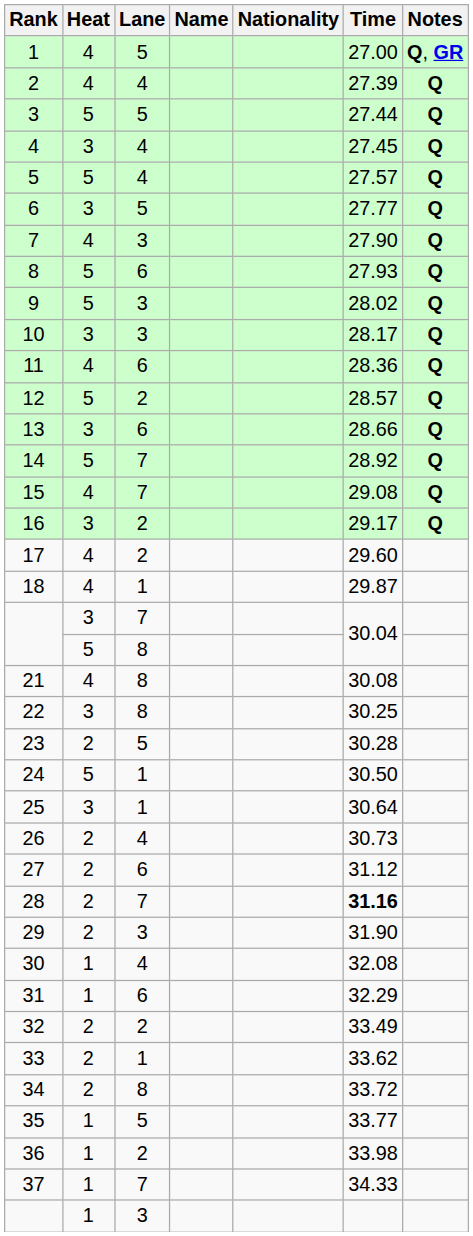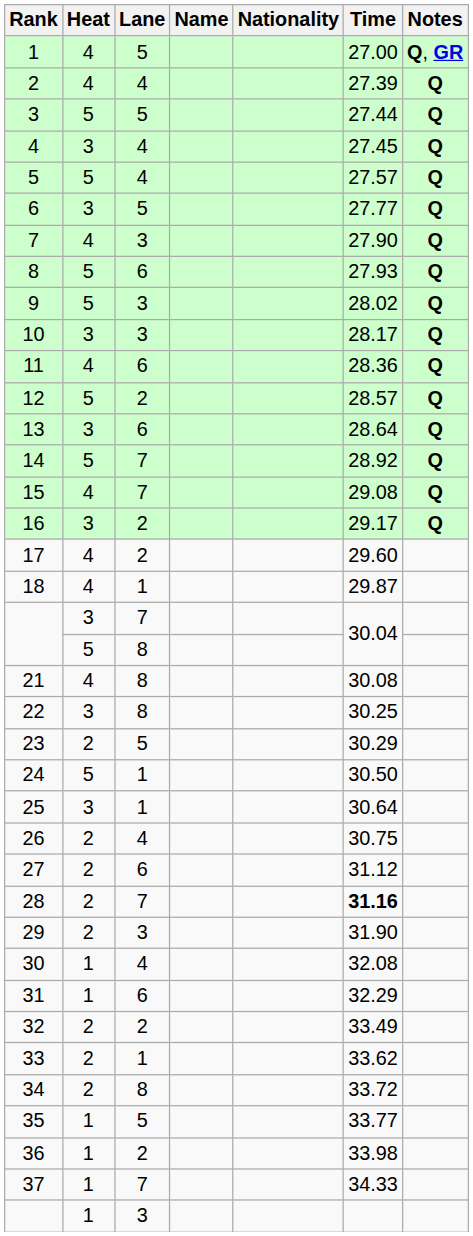(373, 429) 28.66 -> (373, 429) 28.64
(373, 743) 30.28 -> (373, 743) 30.29
(373, 838) 30.73 -> (373, 838) 30.75
